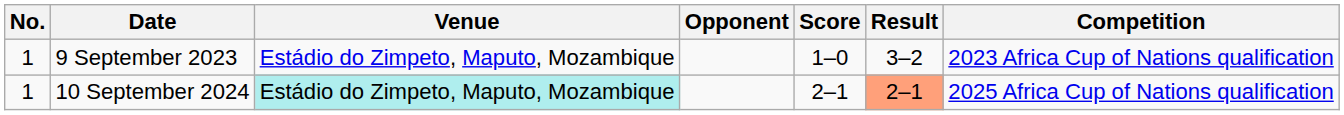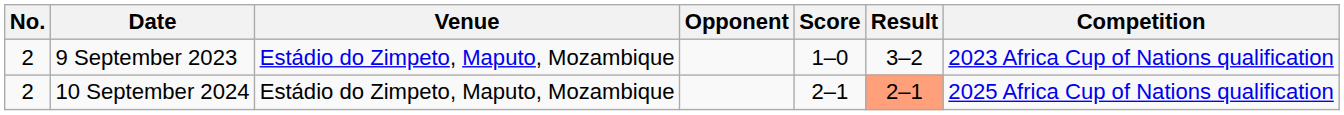(28, 57) 1 -> (28, 57) 2
(28, 92) 1 -> (28, 92) 2
(467, 92) paleturquoise background -> (467, 92) no background
